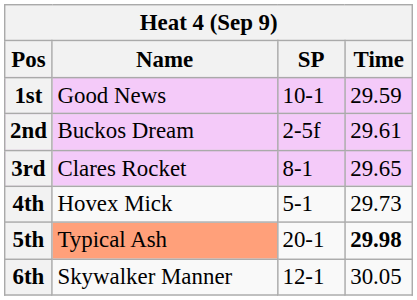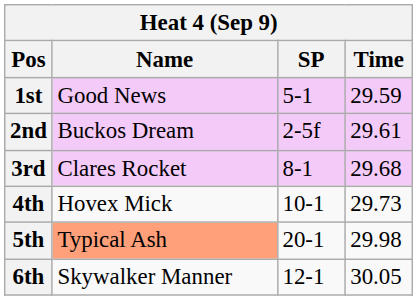(303, 95) 10-1 -> (298, 95) 5-1
(376, 167) 29.65 -> (376, 167) 29.68
(298, 204) 5-1 -> (303, 204) 10-1
(376, 240) bold -> (376, 240) normal
